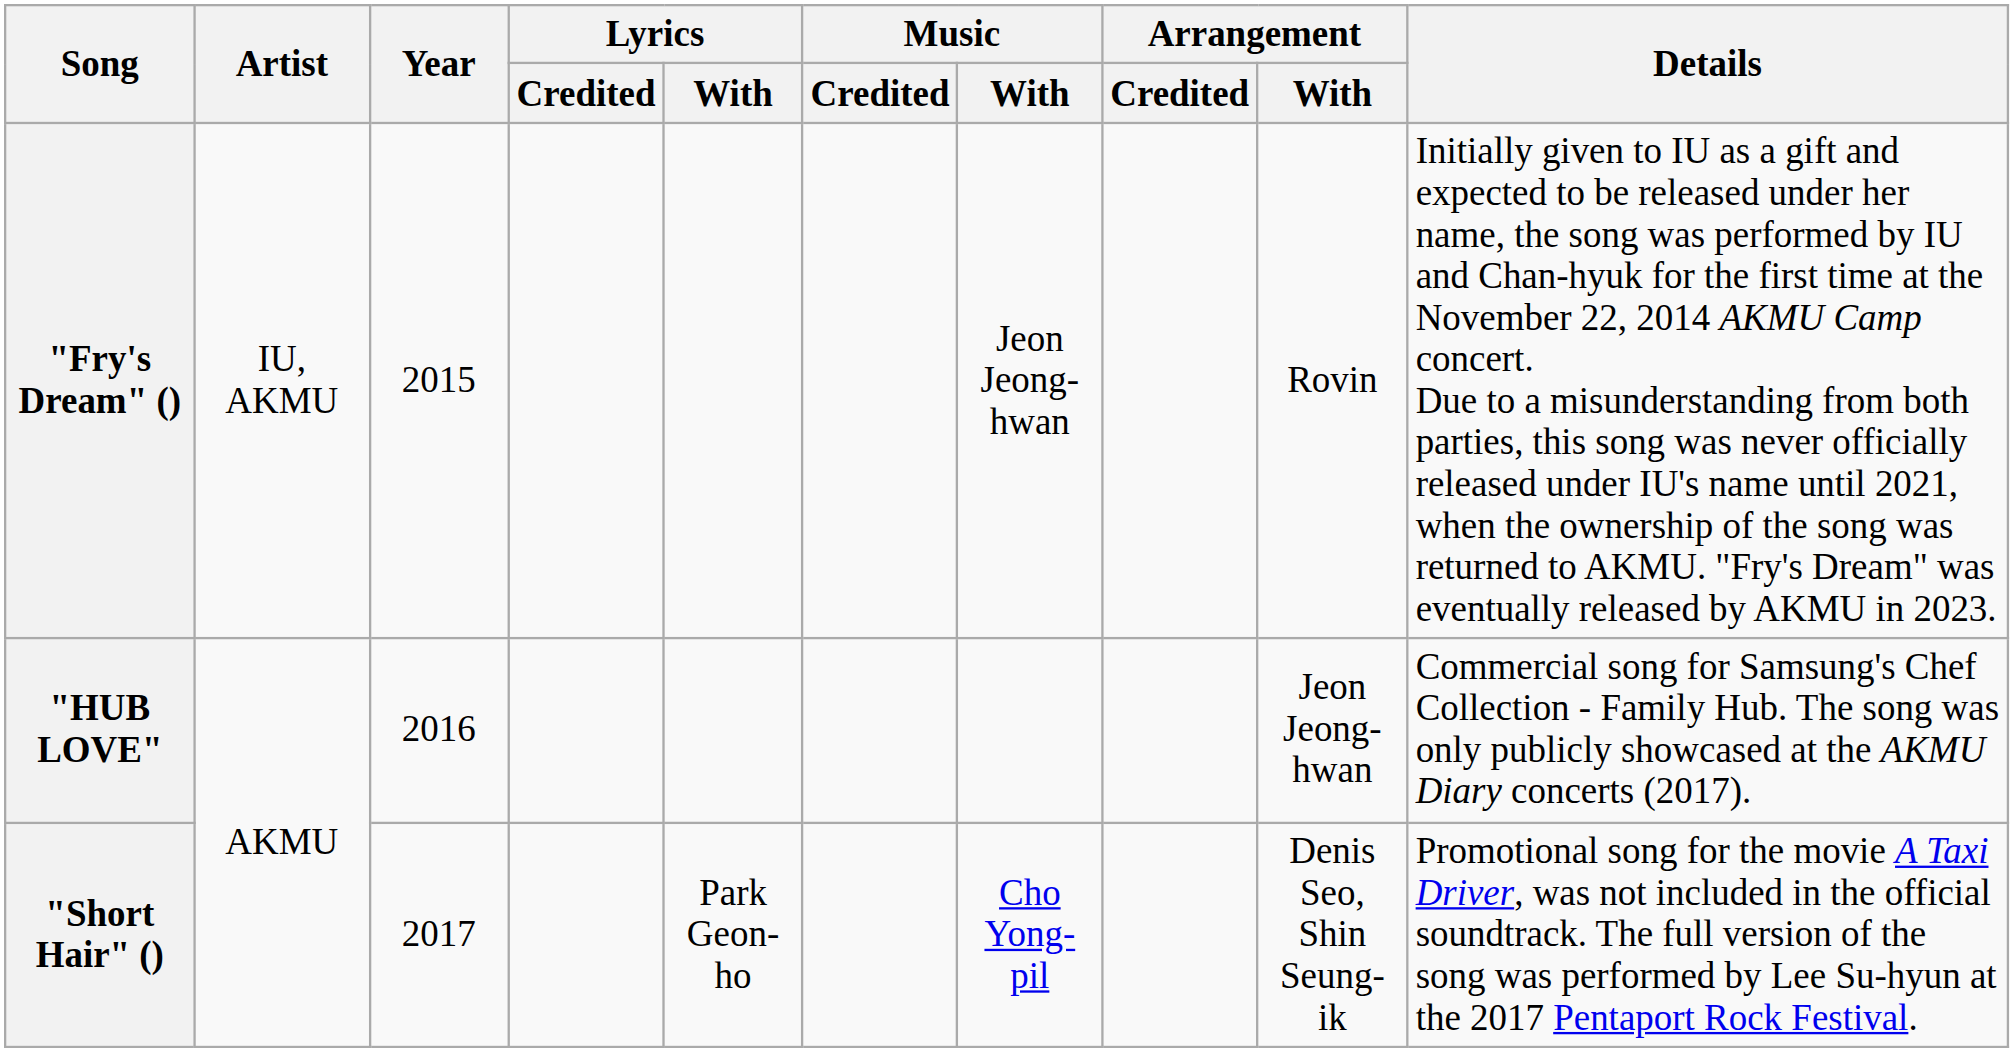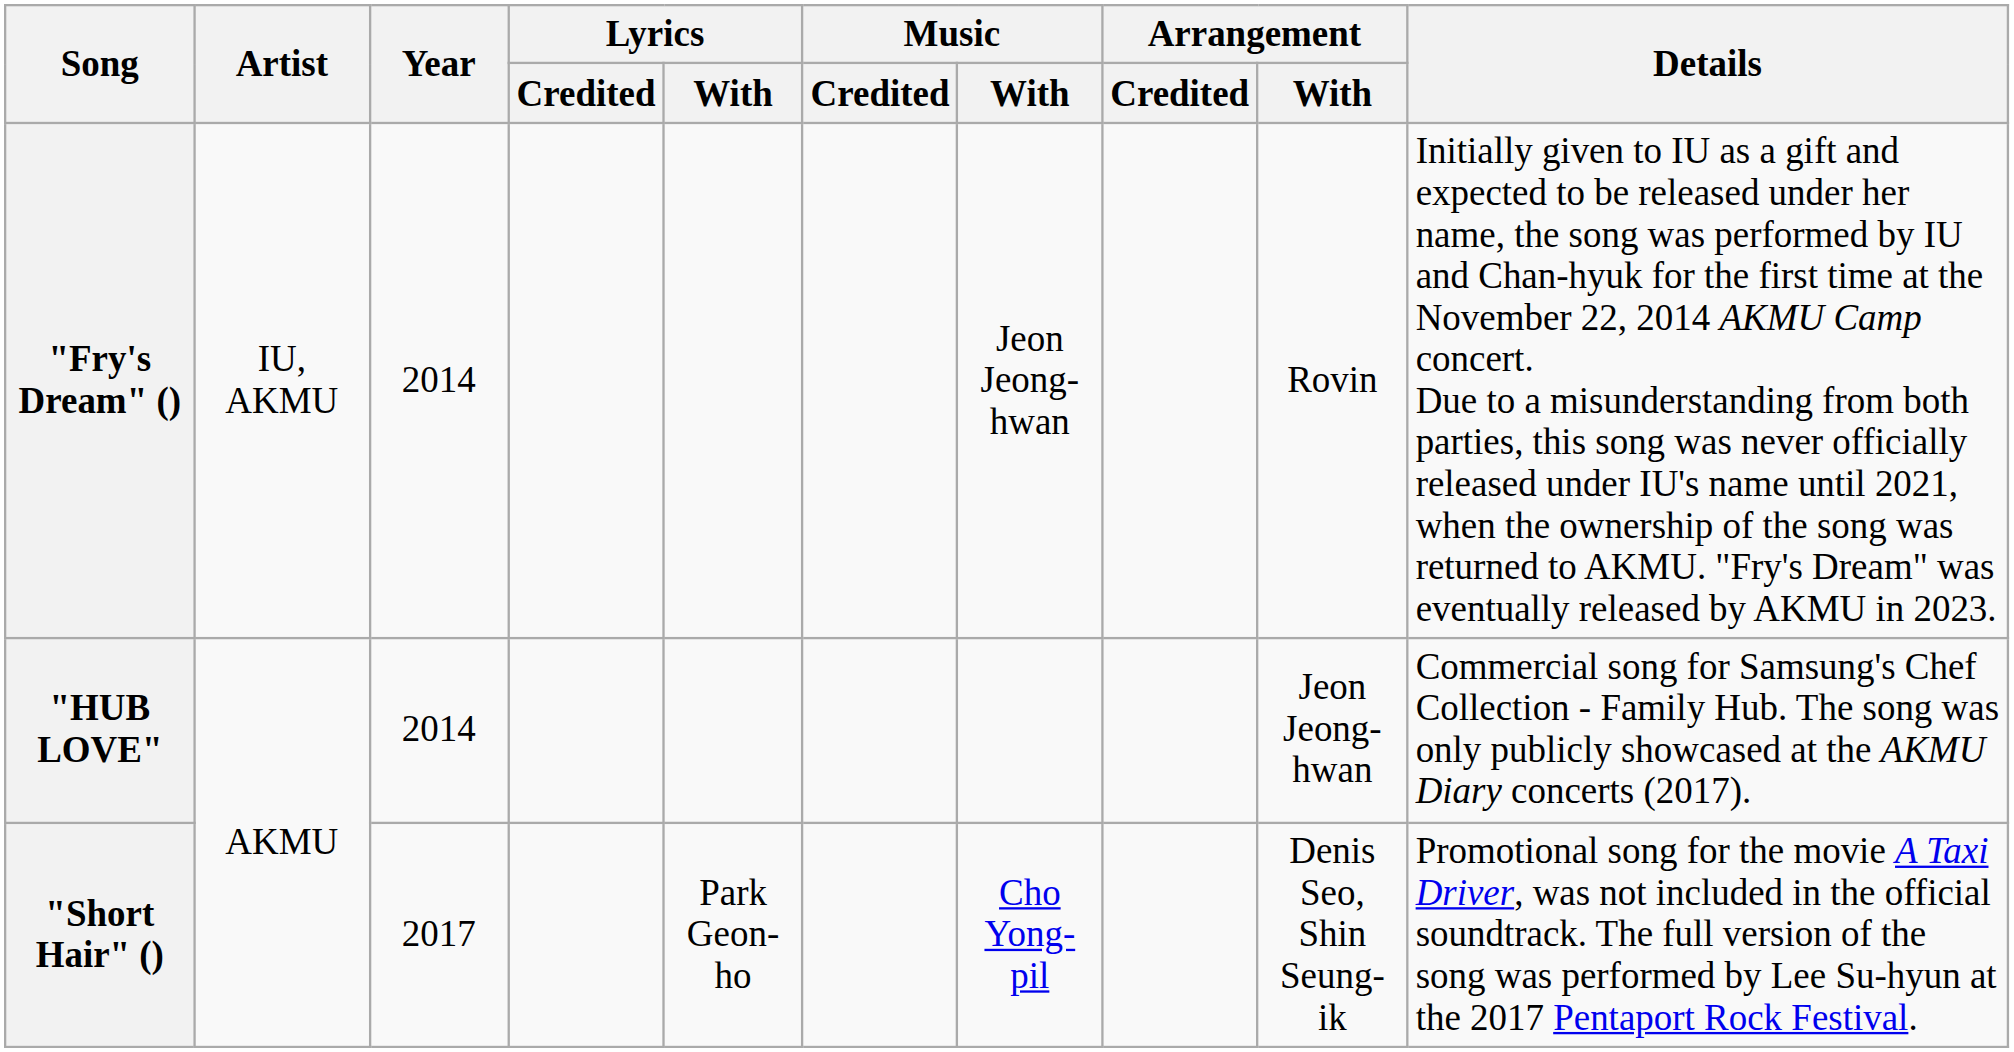(439, 379) 2015 -> (439, 379) 2014
(439, 729) 2016 -> (439, 729) 2014
